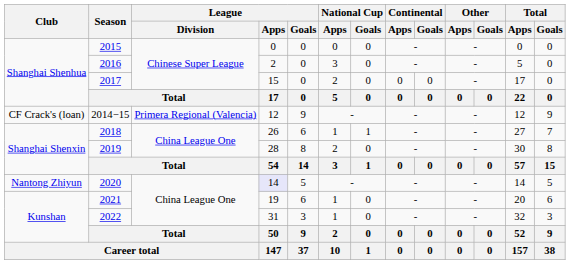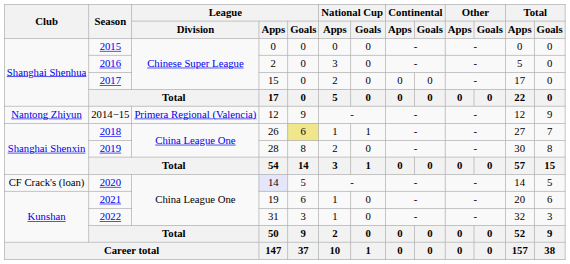(47, 115) CF Crack's (loan) -> (47, 115) Nantong Zhiyun
(303, 132) no background -> (303, 132) khaki background
(47, 183) Nantong Zhiyun -> (47, 183) CF Crack's (loan)
